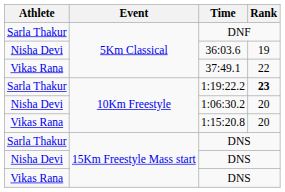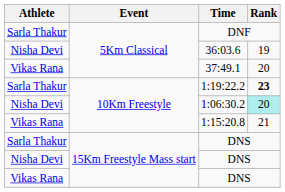(264, 68) 22 -> (264, 68) 20
(264, 104) no background -> (264, 104) paleturquoise background
(264, 123) 20 -> (264, 123) 21
